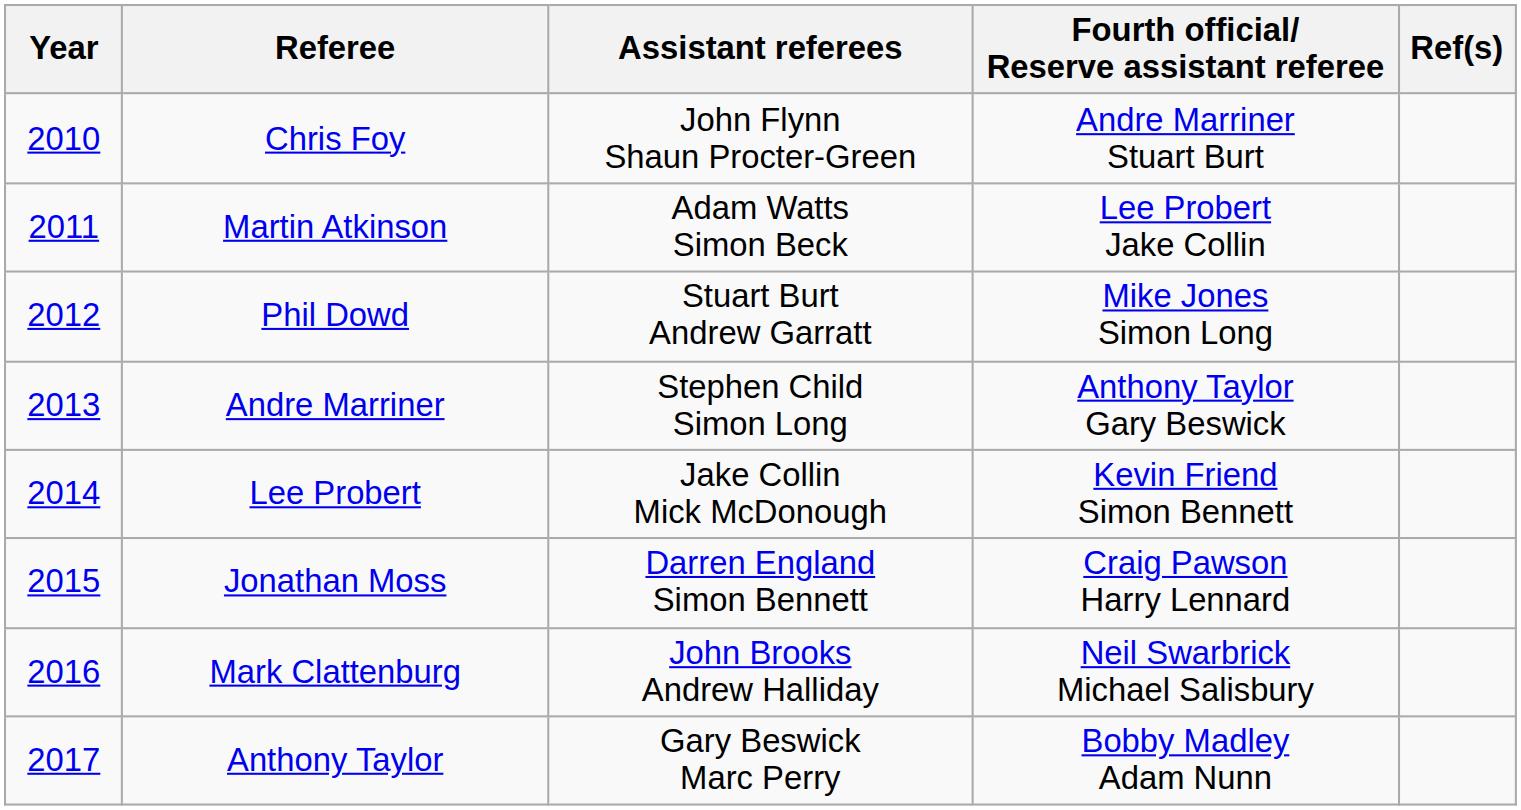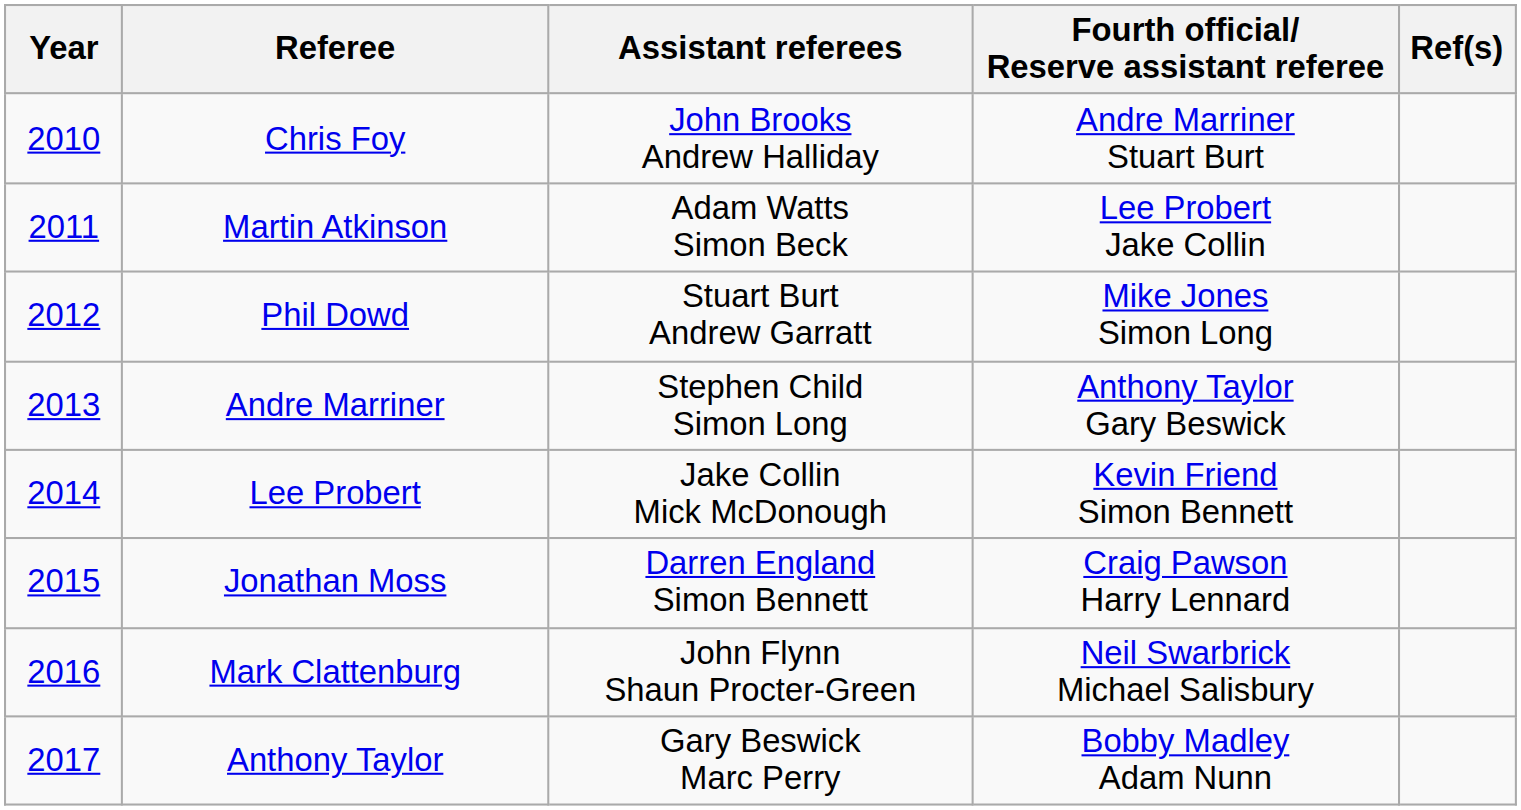(760, 137) John Flynn Shaun Procter-Green -> (760, 137) John Brooks Andrew Halliday
(760, 671) John Brooks Andrew Halliday -> (760, 671) John Flynn Shaun Procter-Green
